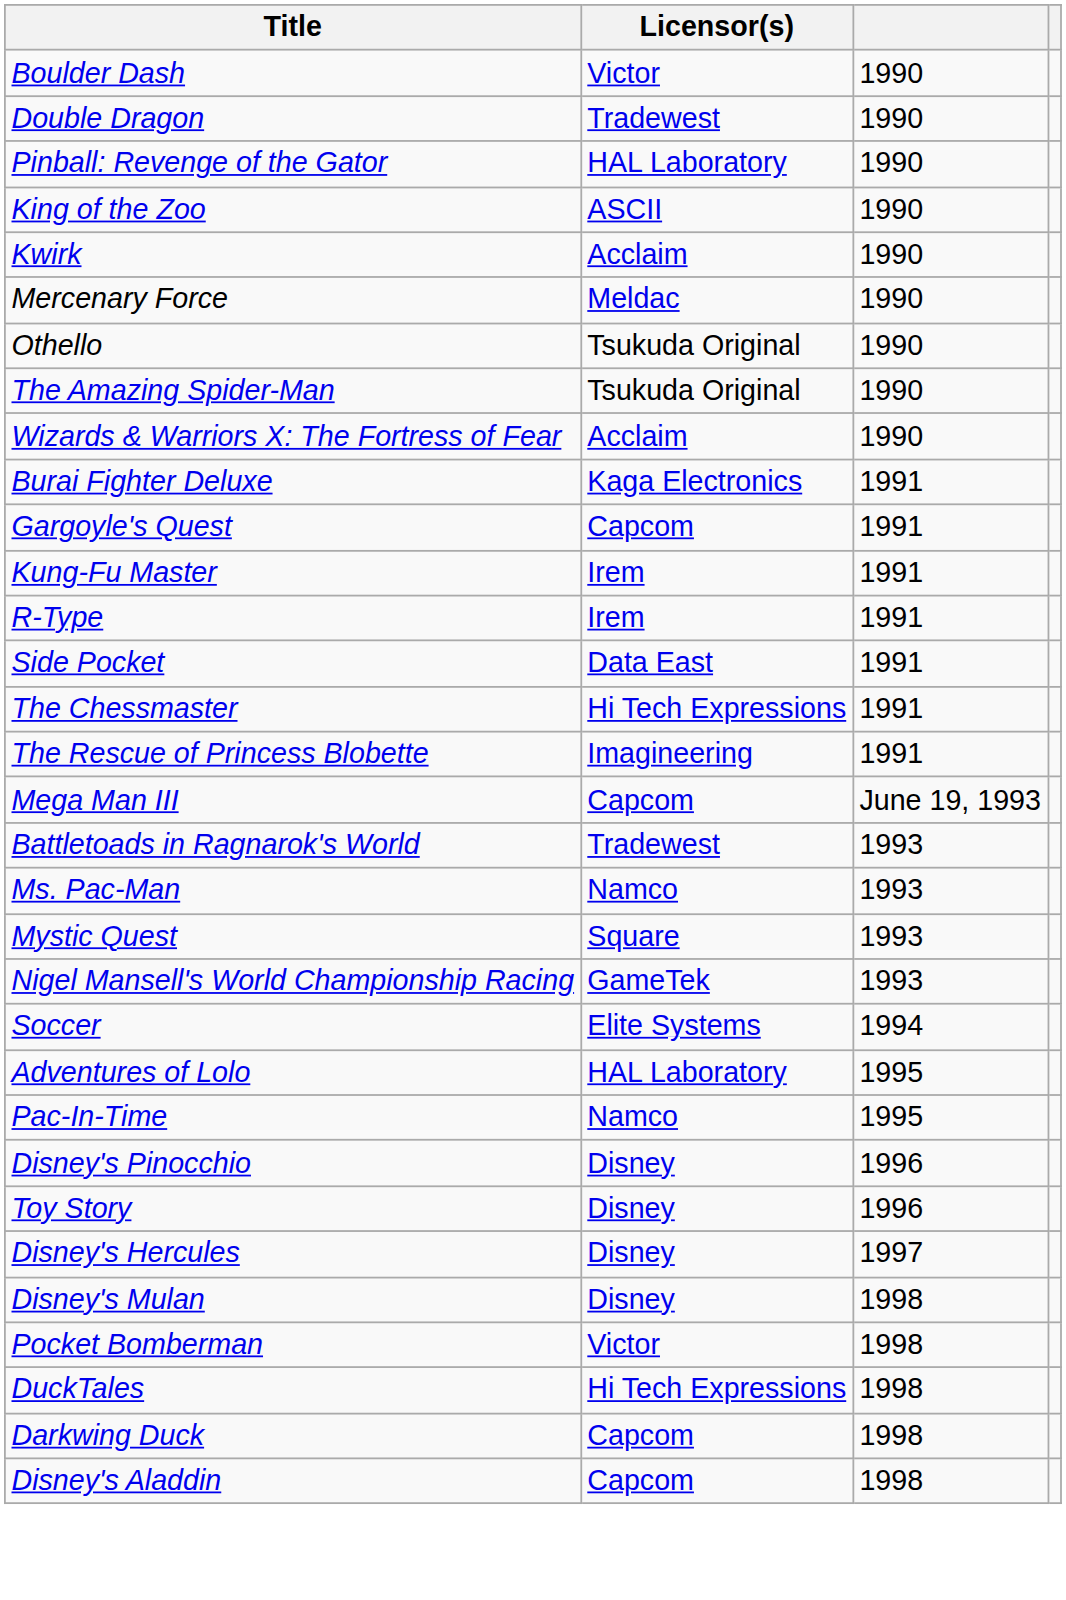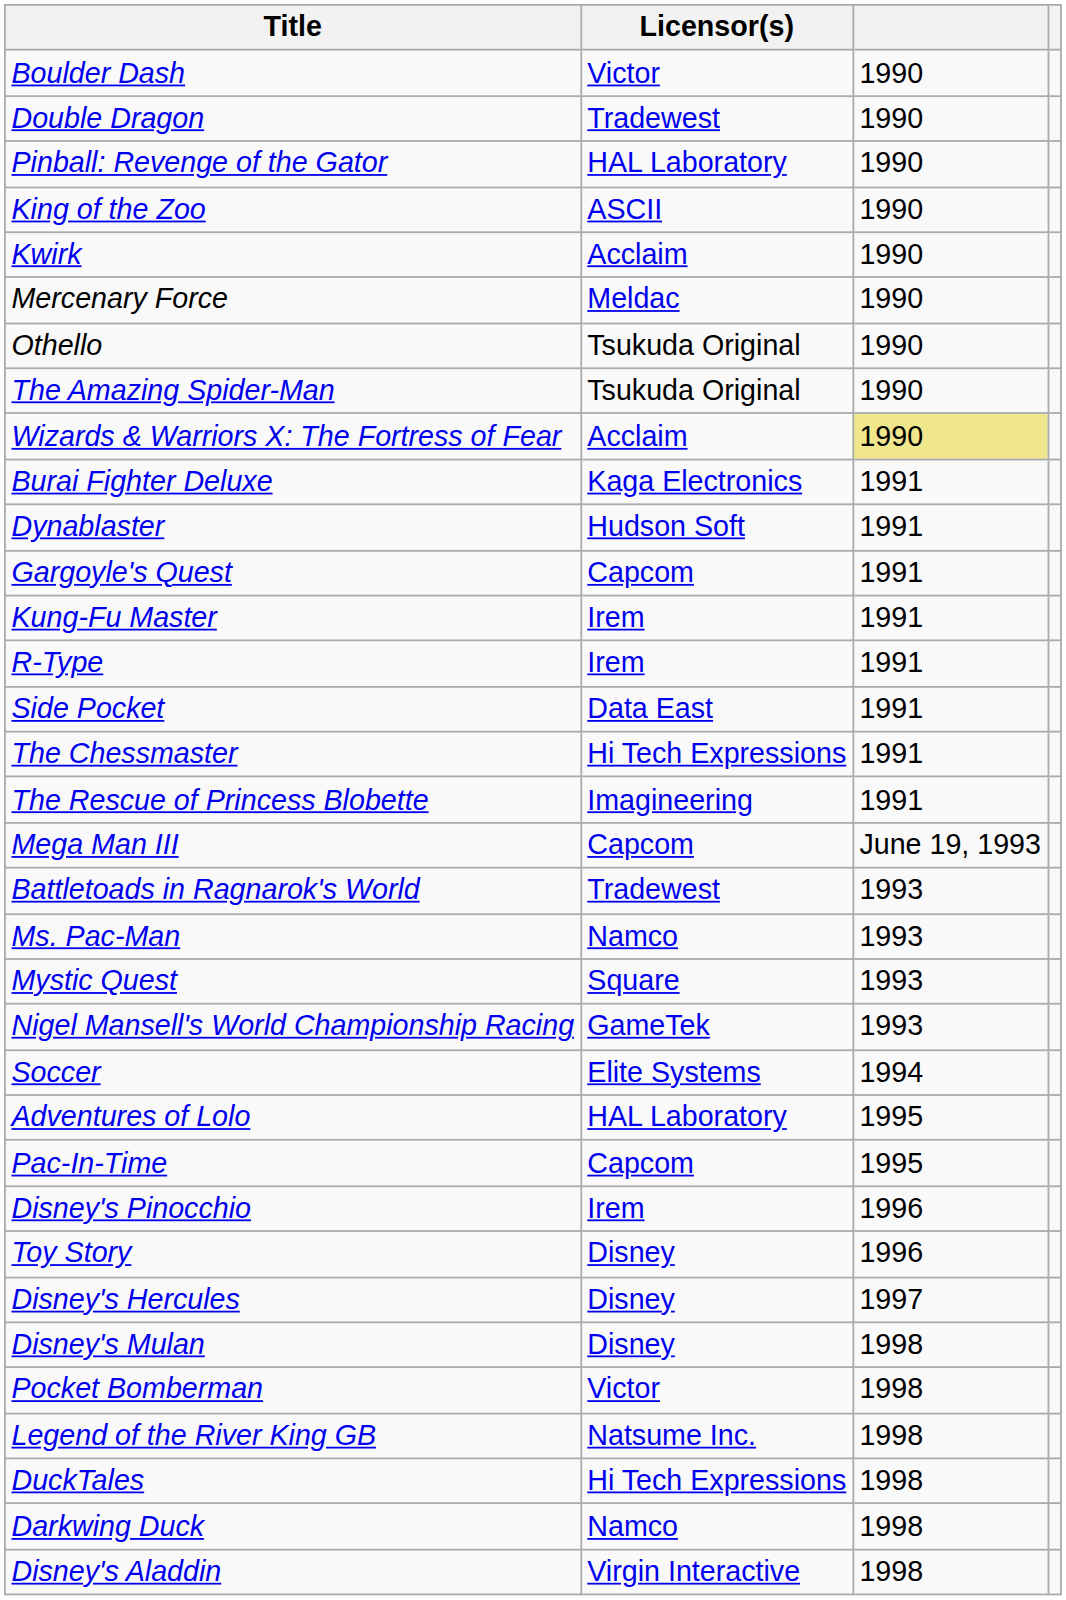(891, 436) no background -> (891, 436) khaki background
+ row: (88, 526)
(633, 1117) Namco -> (641, 1162) Capcom
(631, 1162) Disney -> (616, 1208) Irem
+ row: (194, 1435)
(641, 1435) Capcom -> (633, 1526) Namco
(641, 1480) Capcom -> (694, 1571) Virgin Interactive
